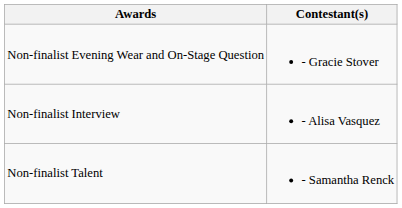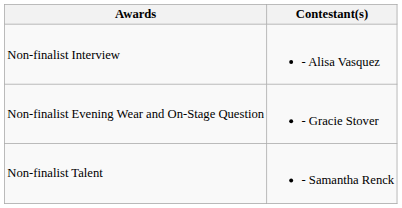rows swapped: (136, 54) <-> (64, 113)
